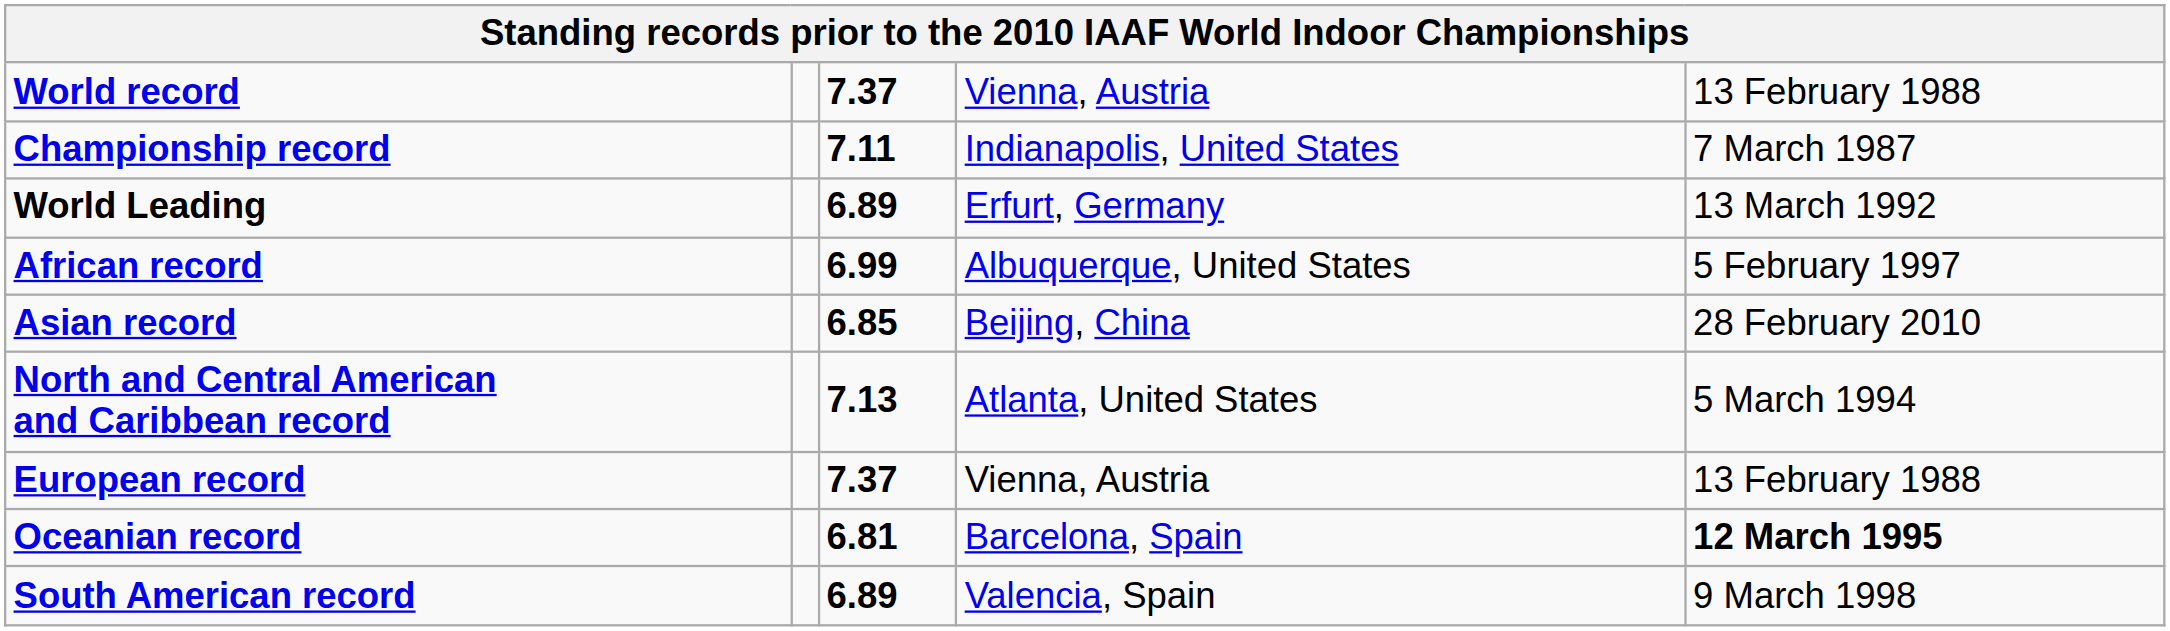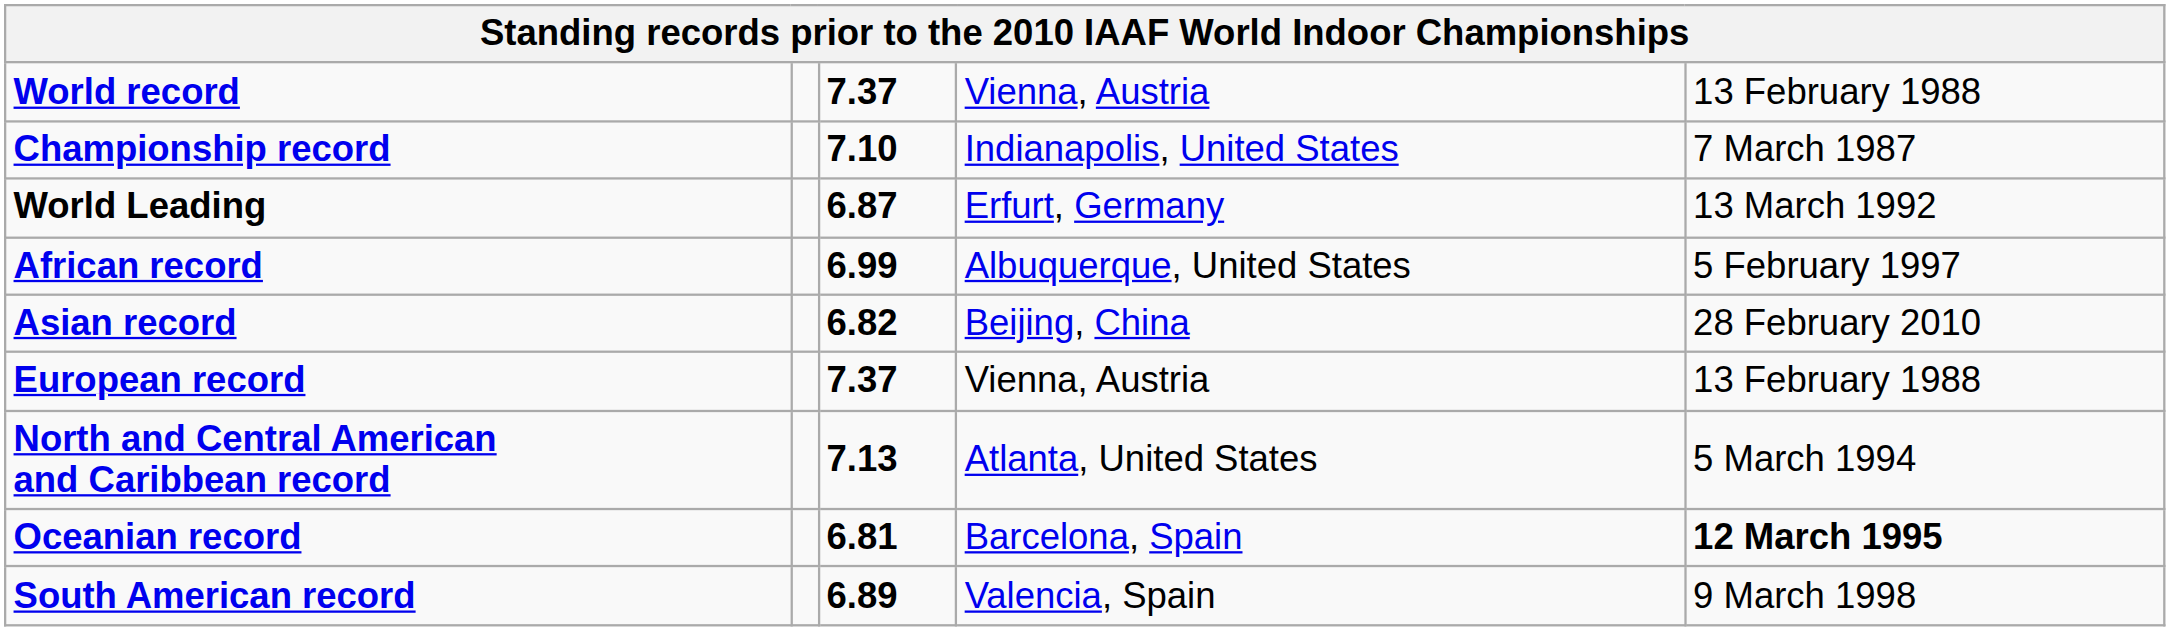(861, 149) 7.11 -> (862, 149) 7.10
(862, 206) 6.89 -> (862, 206) 6.87
(862, 322) 6.85 -> (862, 322) 6.82
rows swapped: (160, 479) <-> (255, 401)
